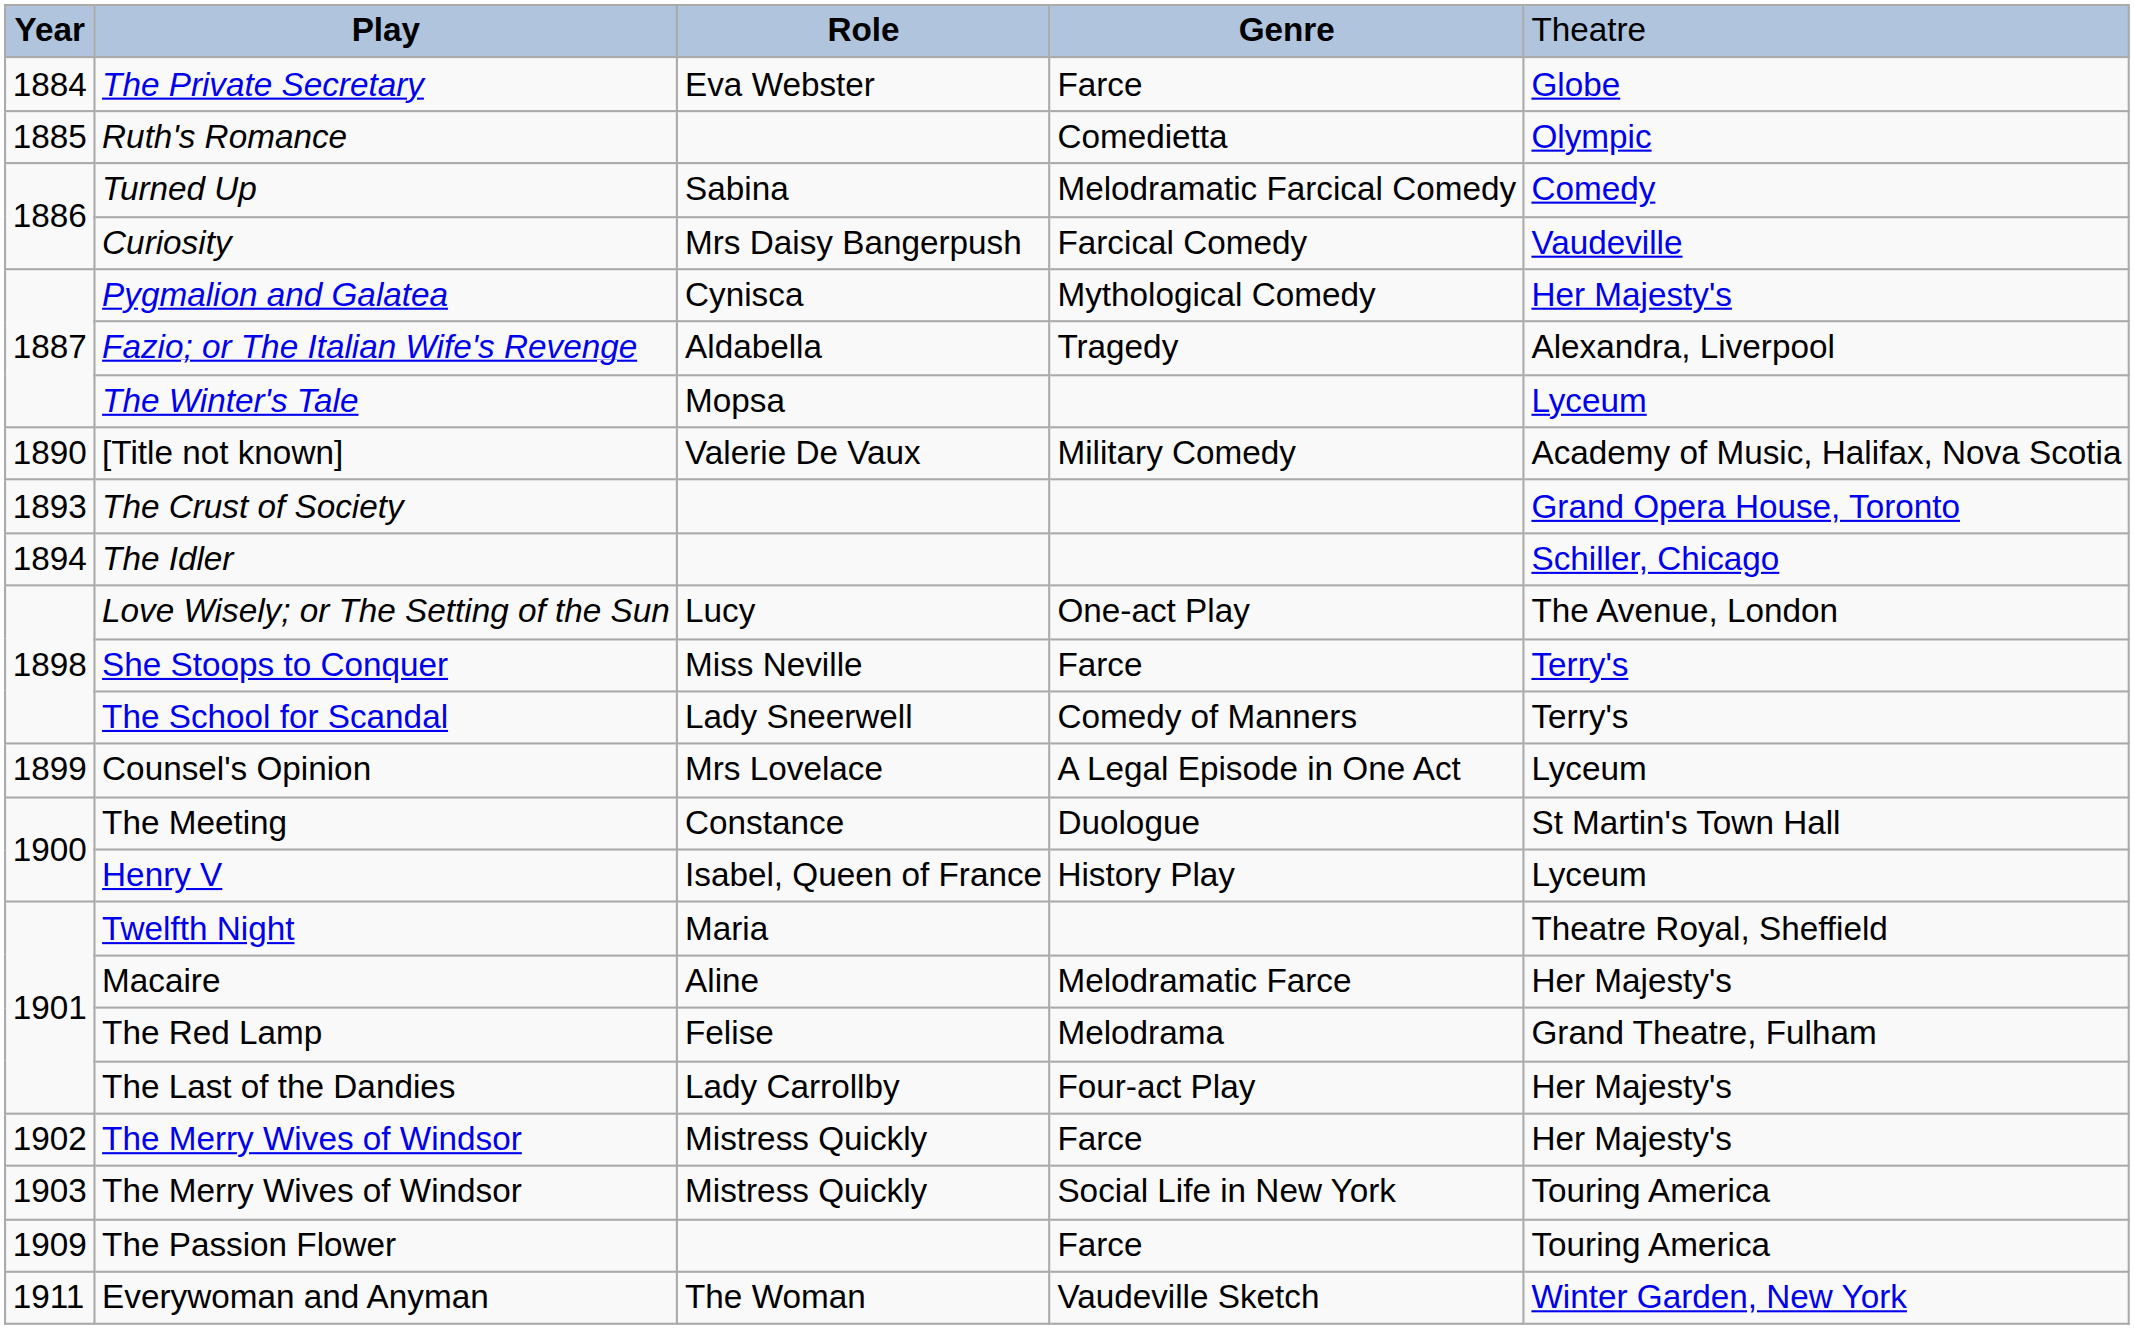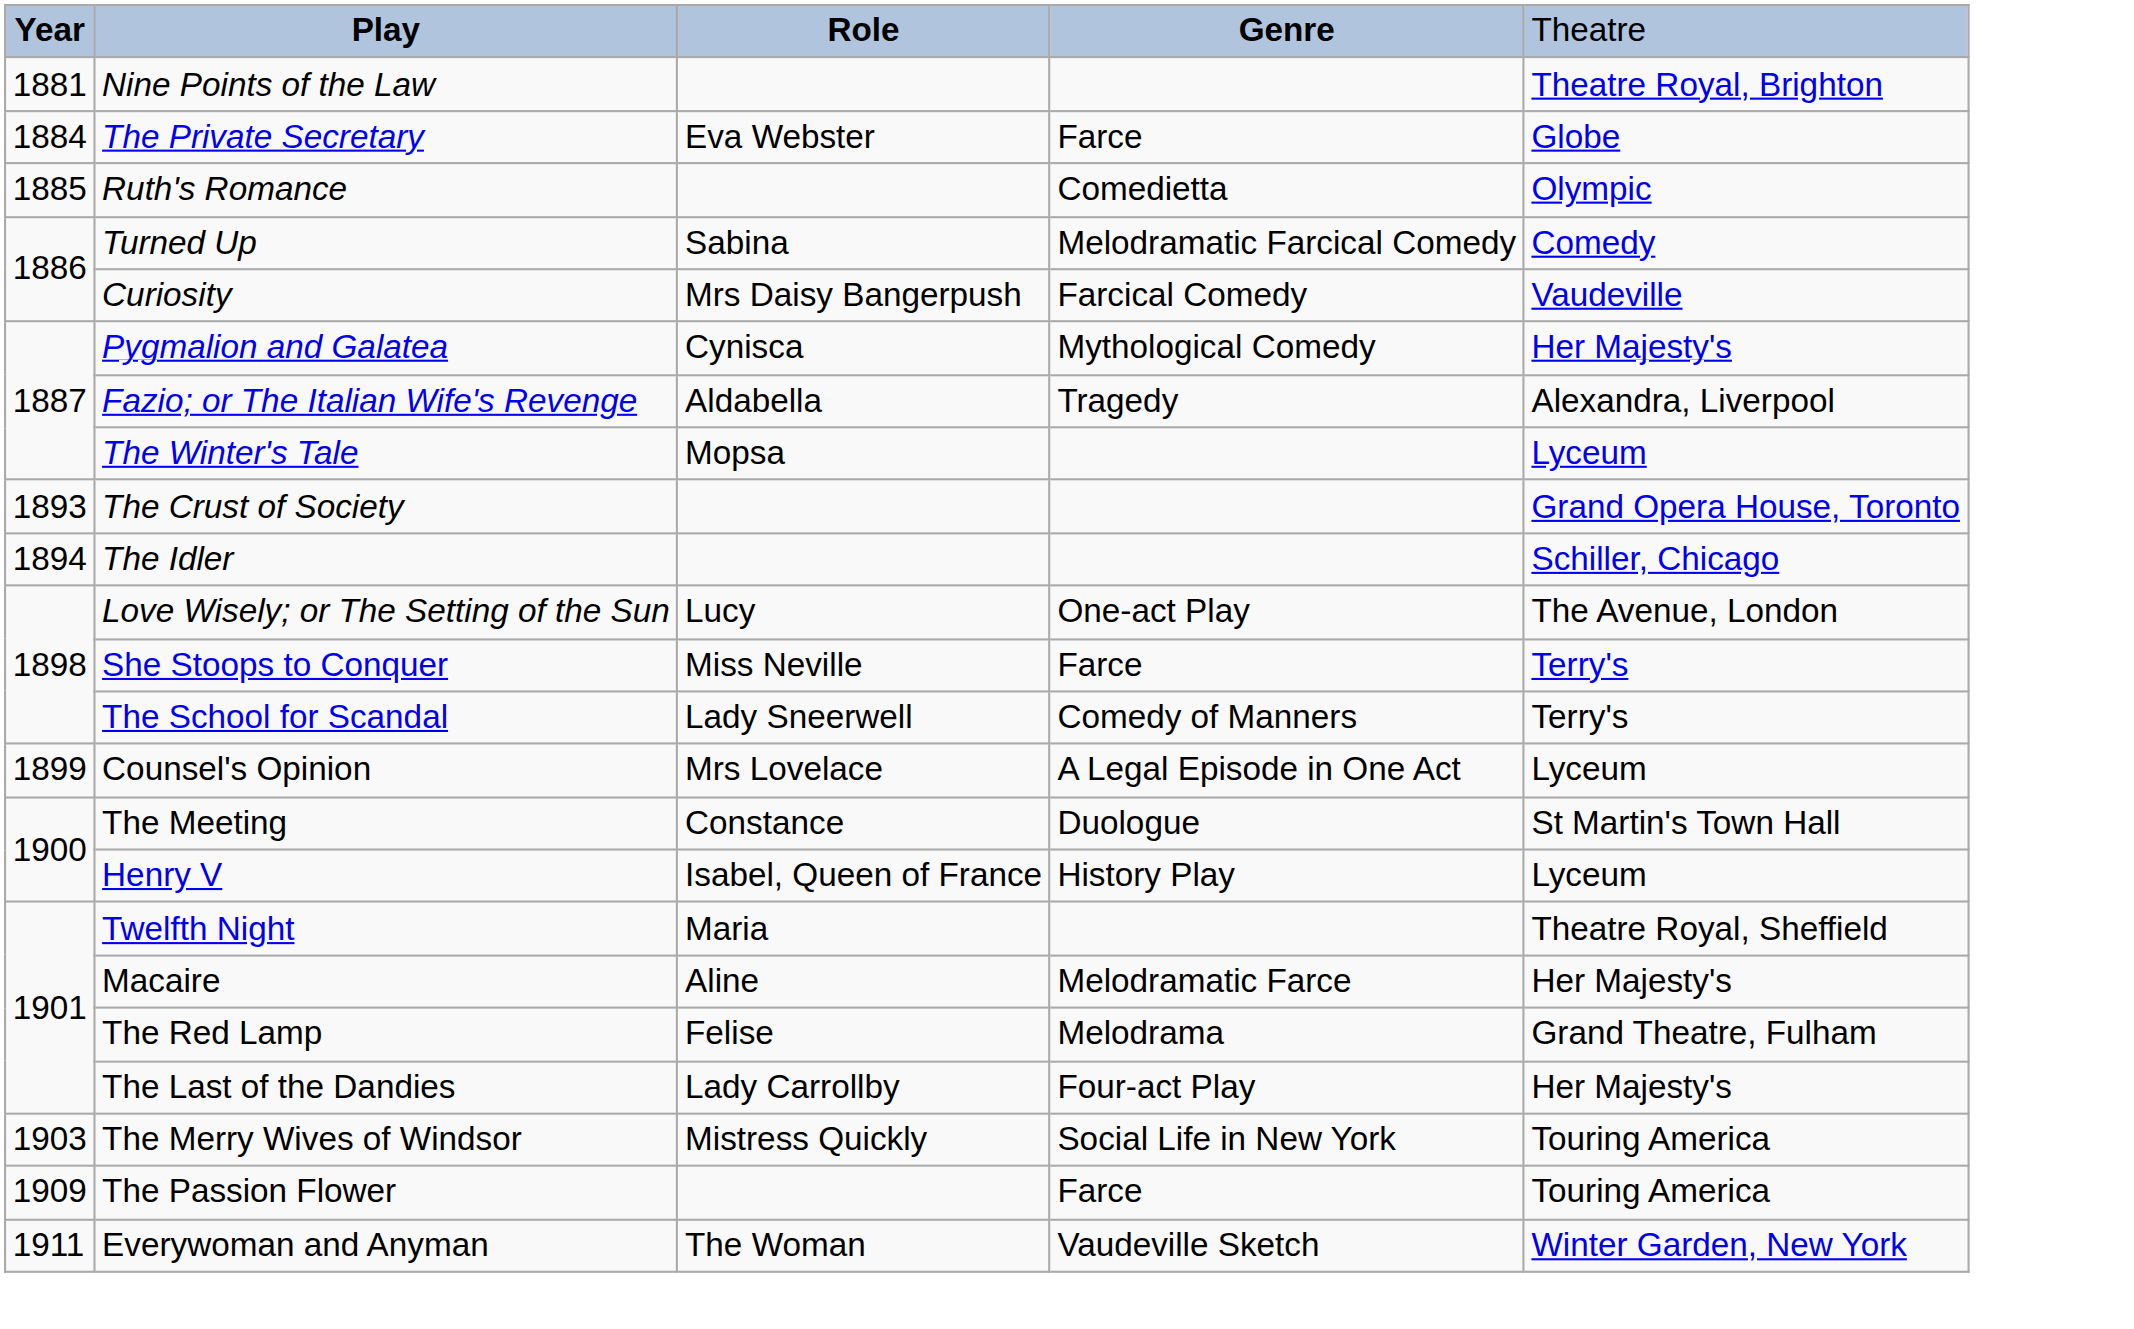+ row: (50, 83)
- row: (50, 453)
- row: (50, 1139)
